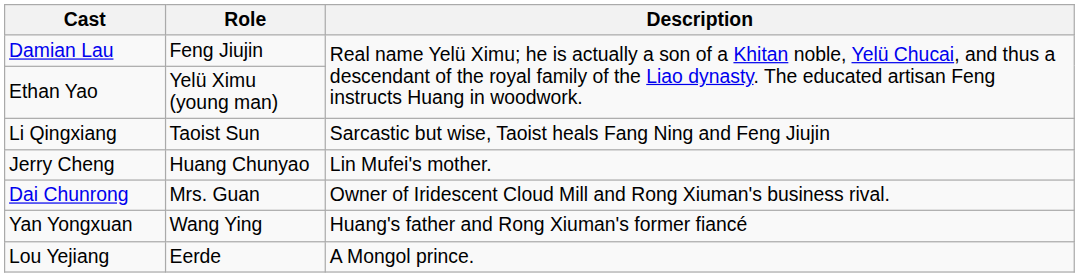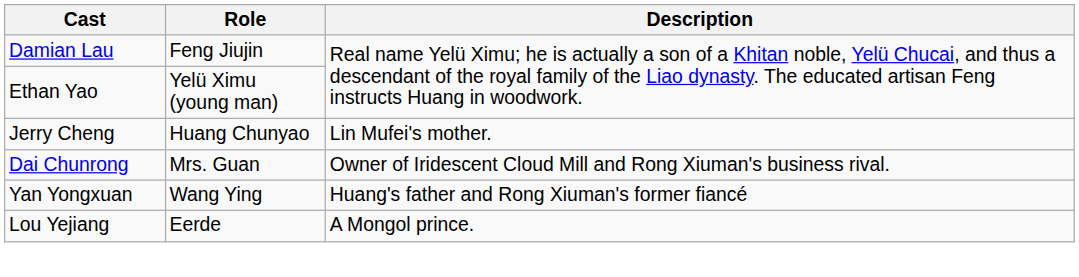- row: (63, 133)
